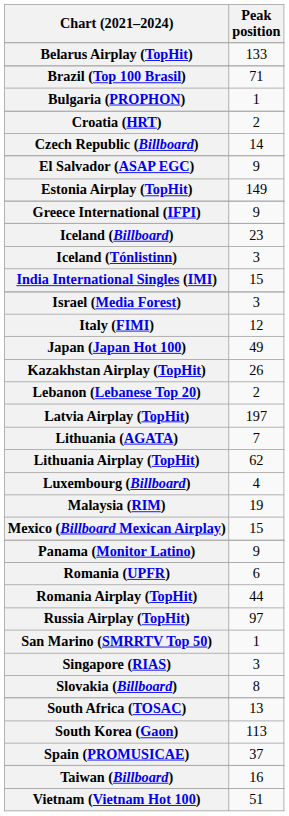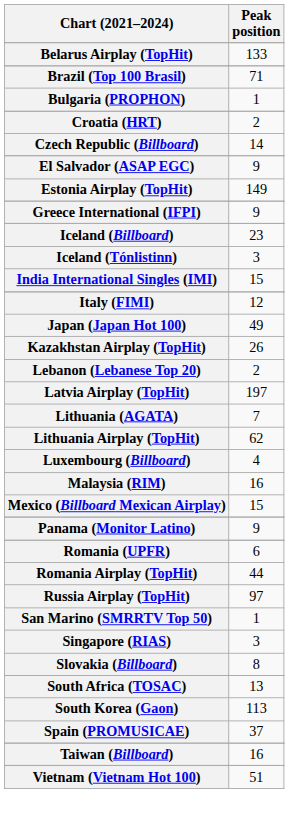- row: (117, 302)
(256, 506) 19 -> (256, 483) 16
